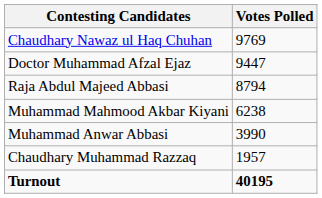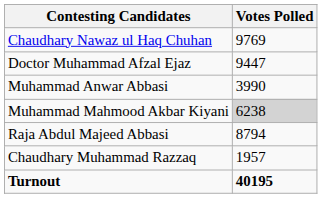rows swapped: (88, 87) <-> (88, 134)
(251, 110) no background -> (251, 110) lightgrey background
